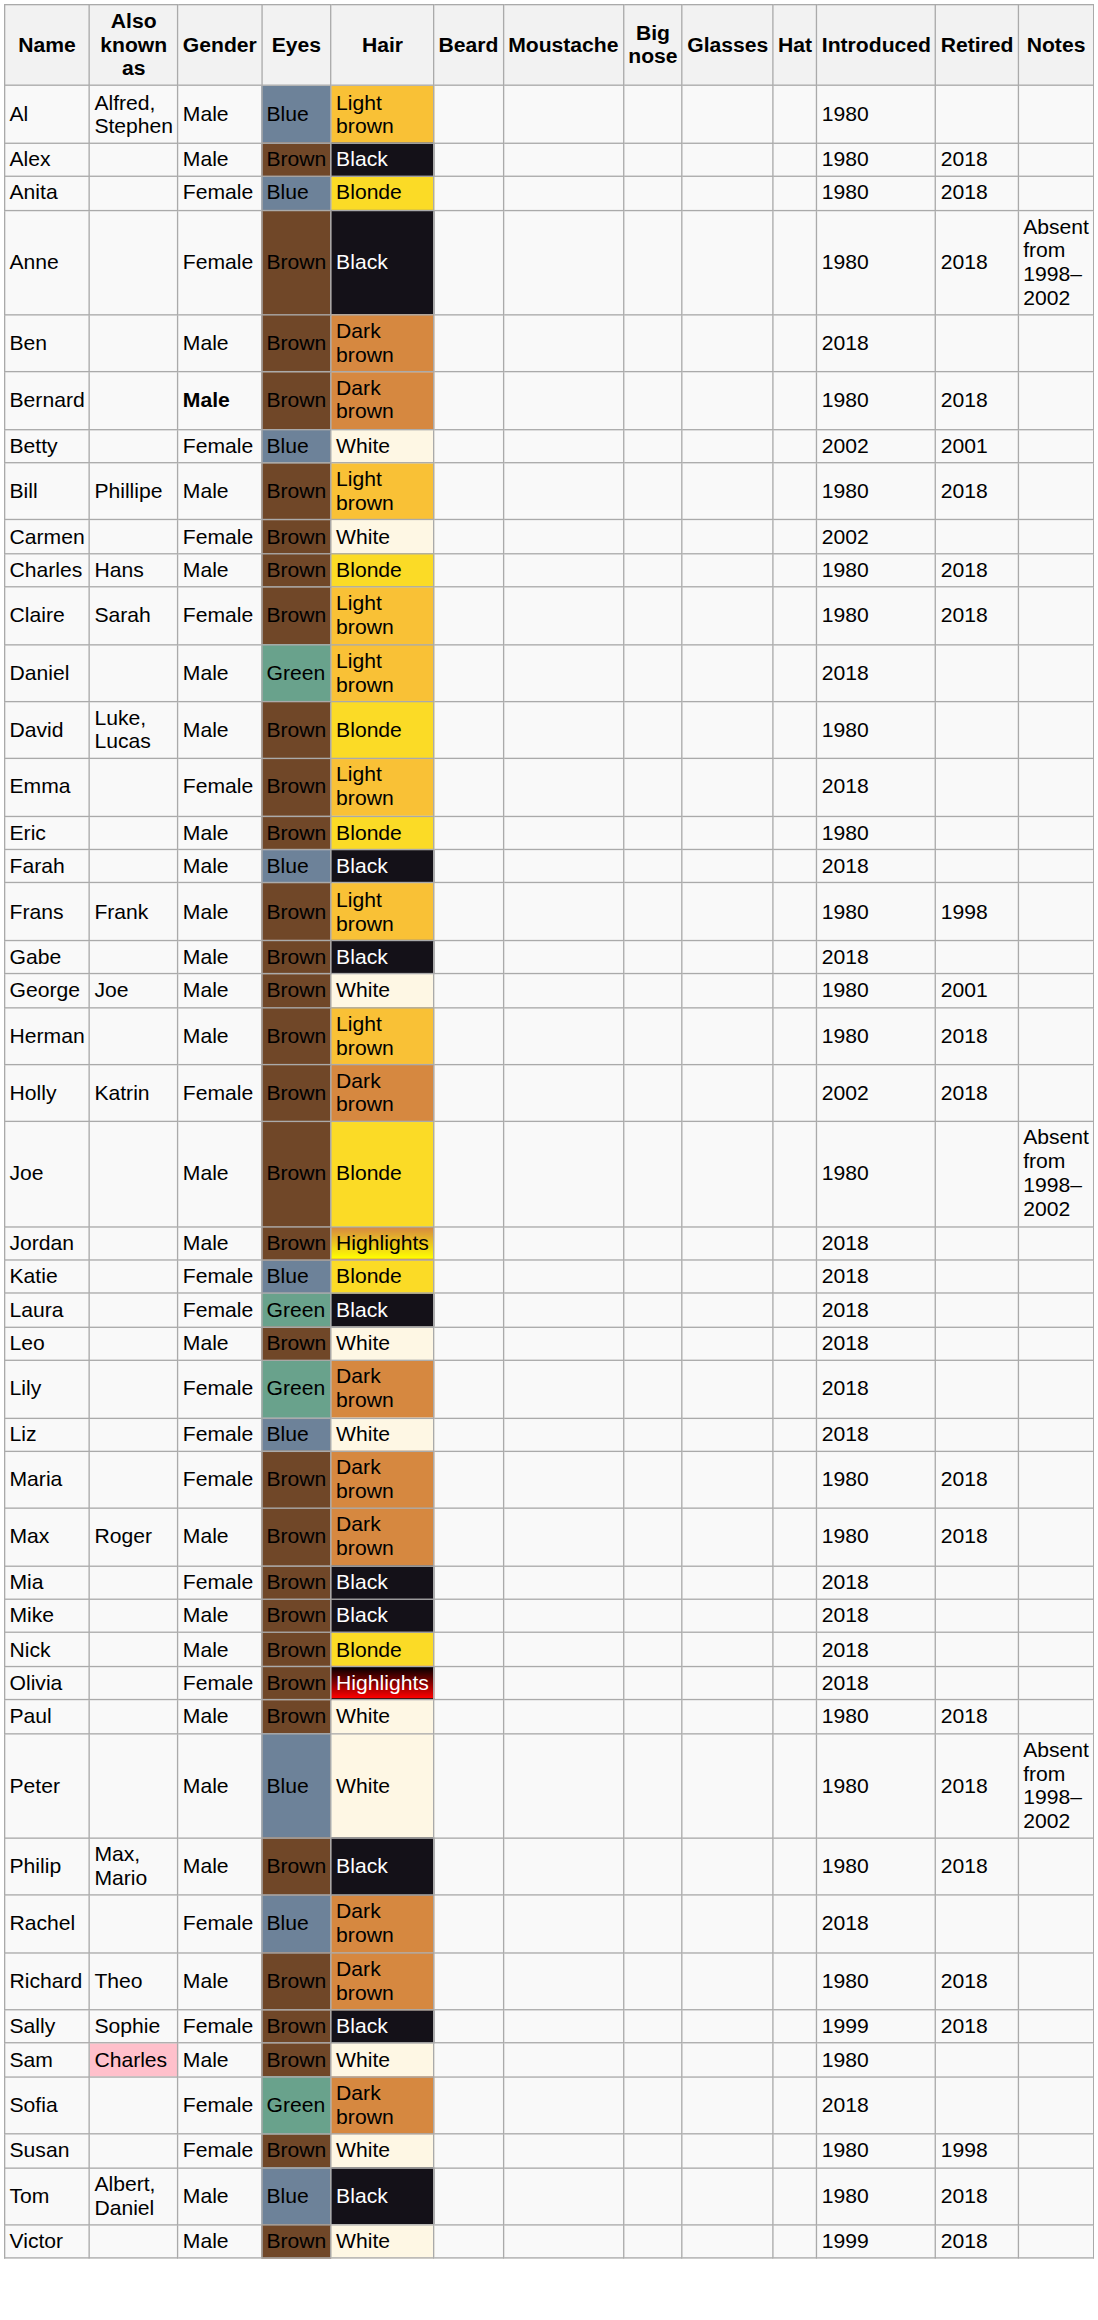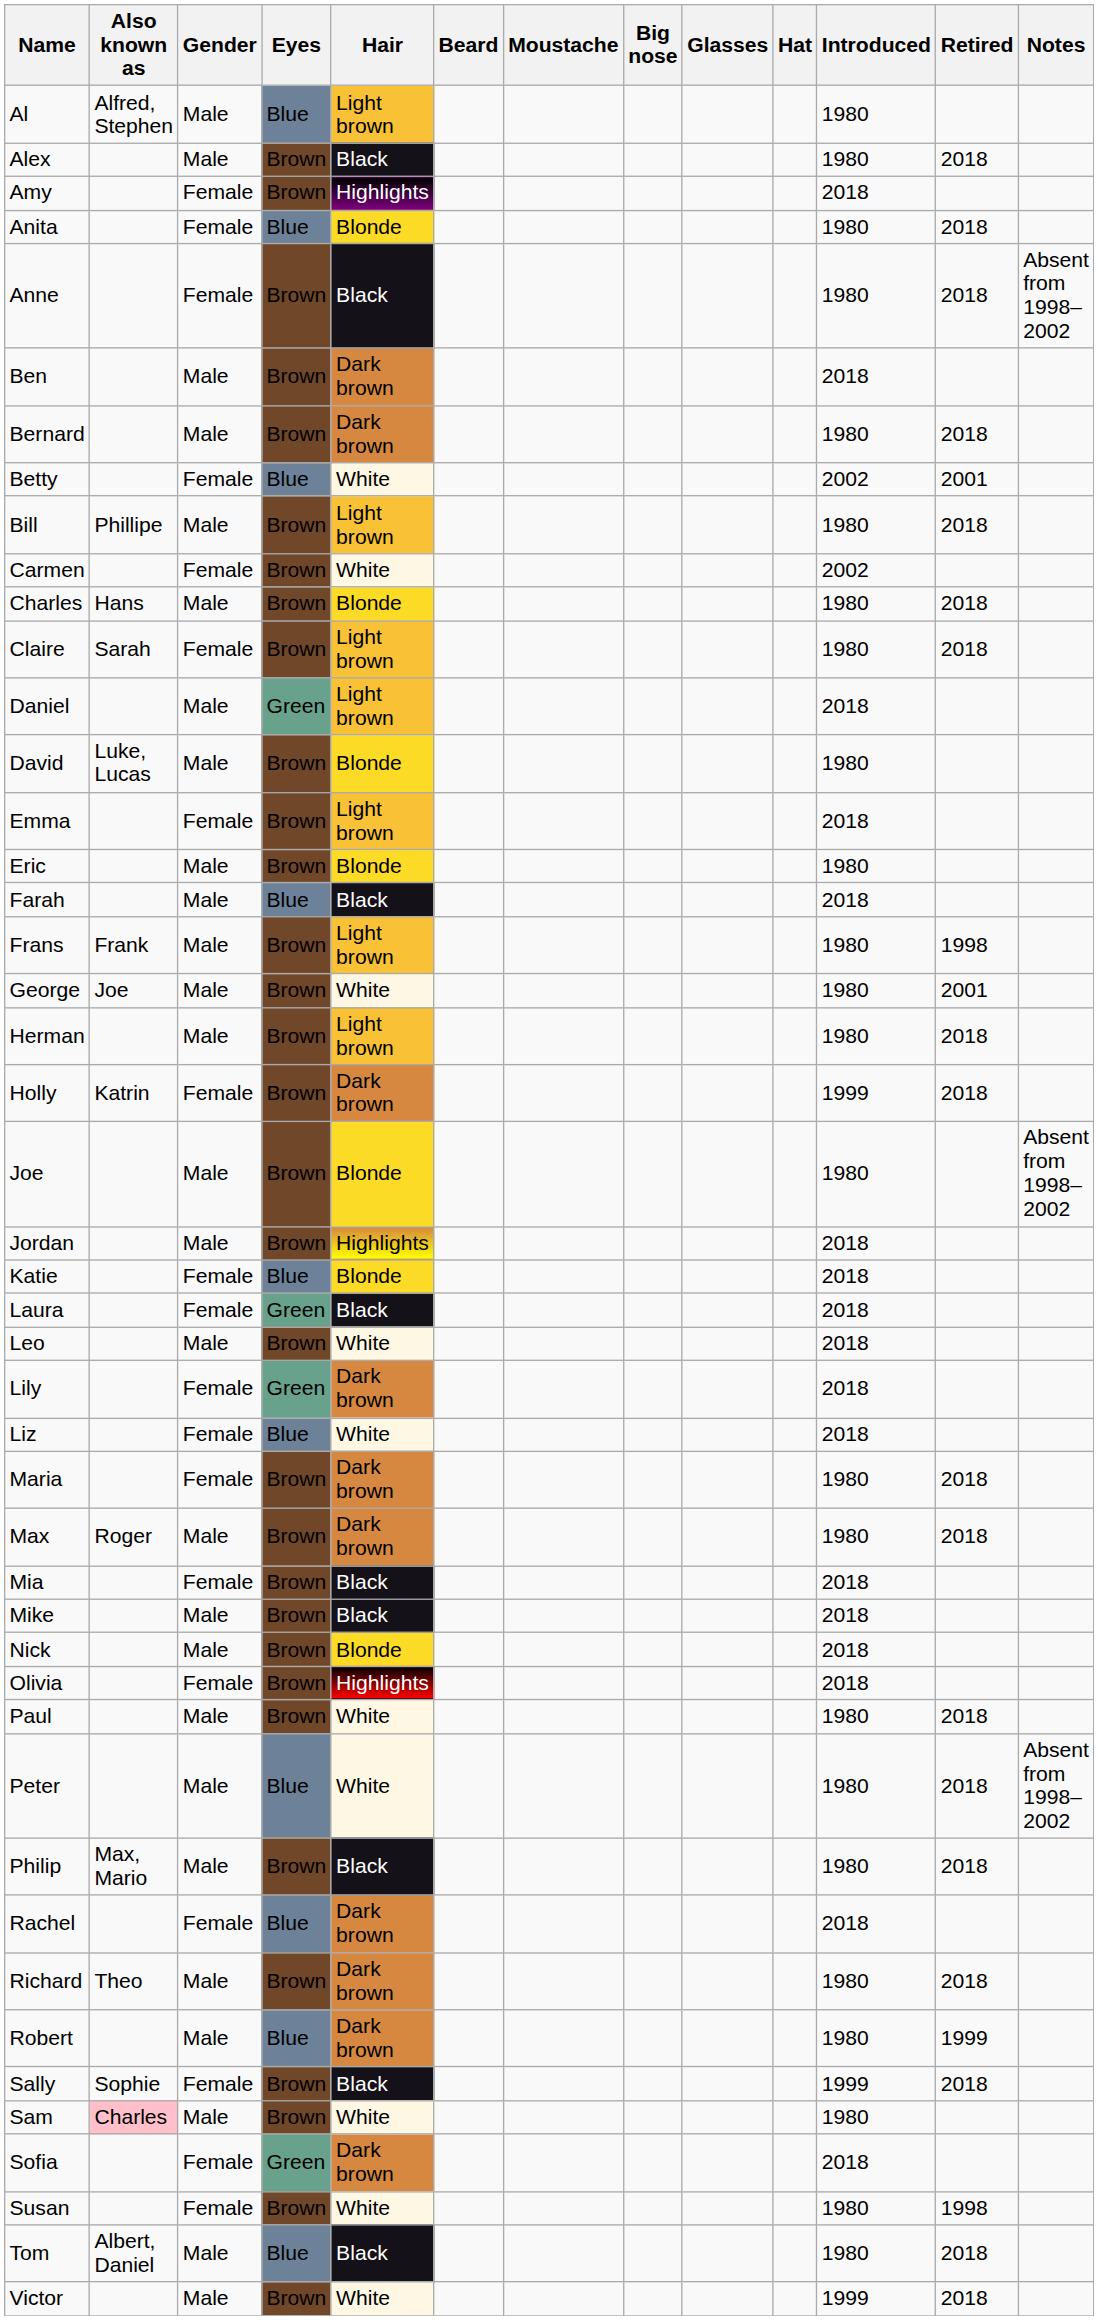+ row: (31, 193)
(206, 400) bold -> (206, 433) normal
- row: (35, 956)
(845, 1092) 2002 -> (845, 1092) 1999
+ row: (41, 2038)
